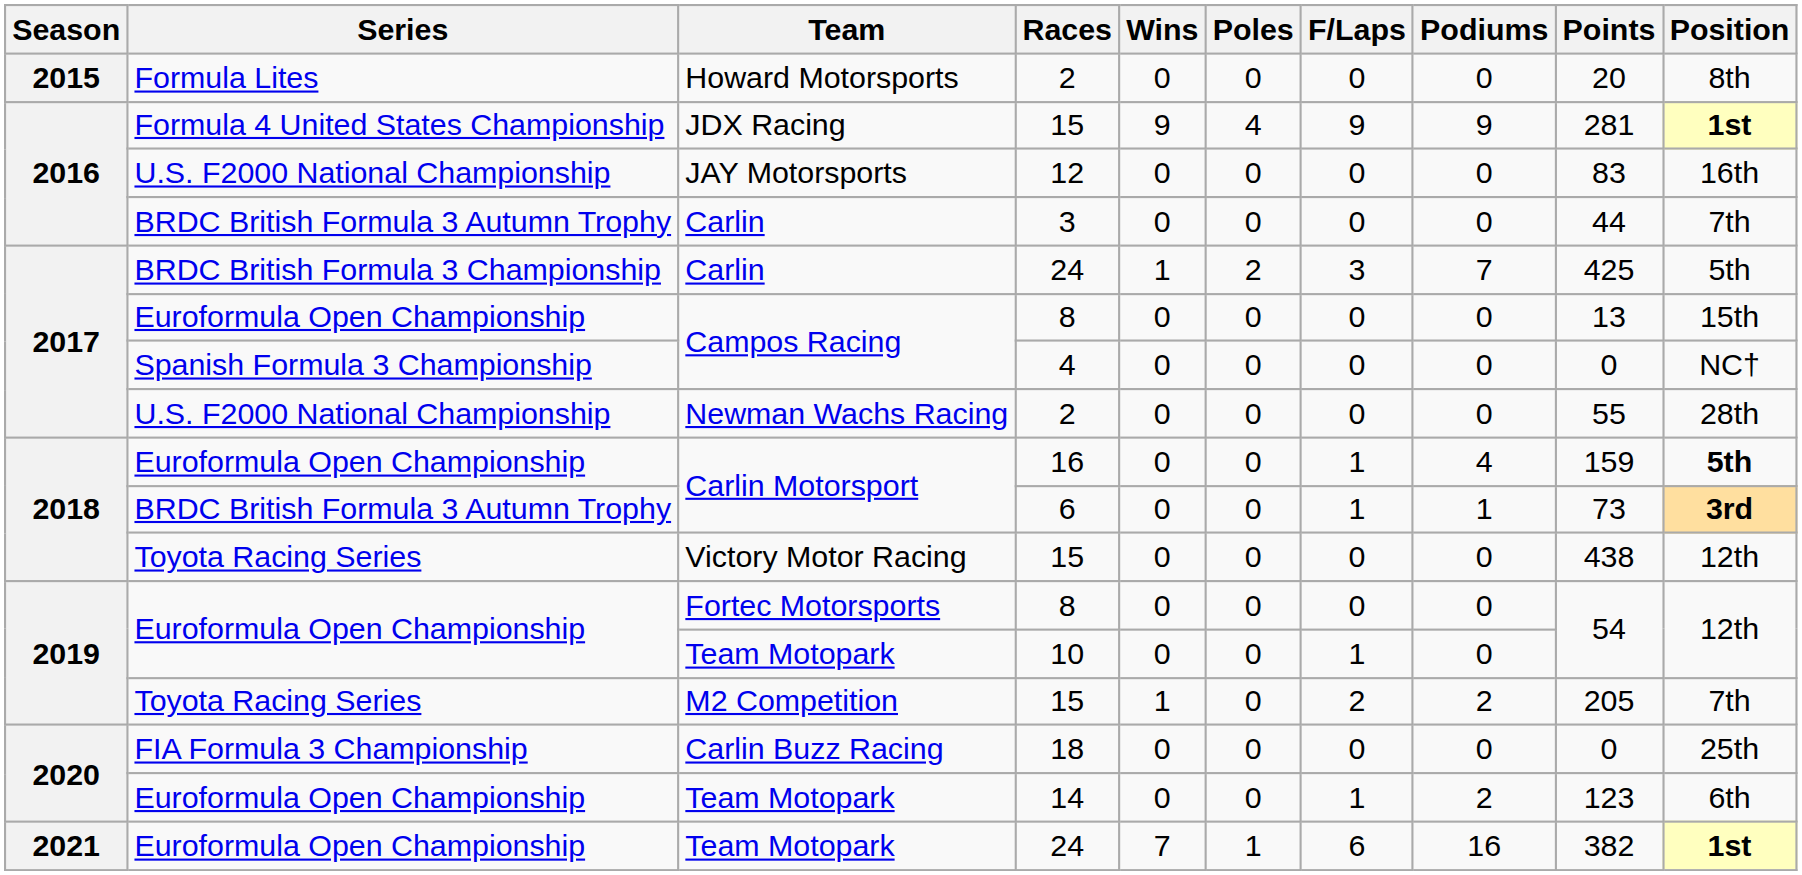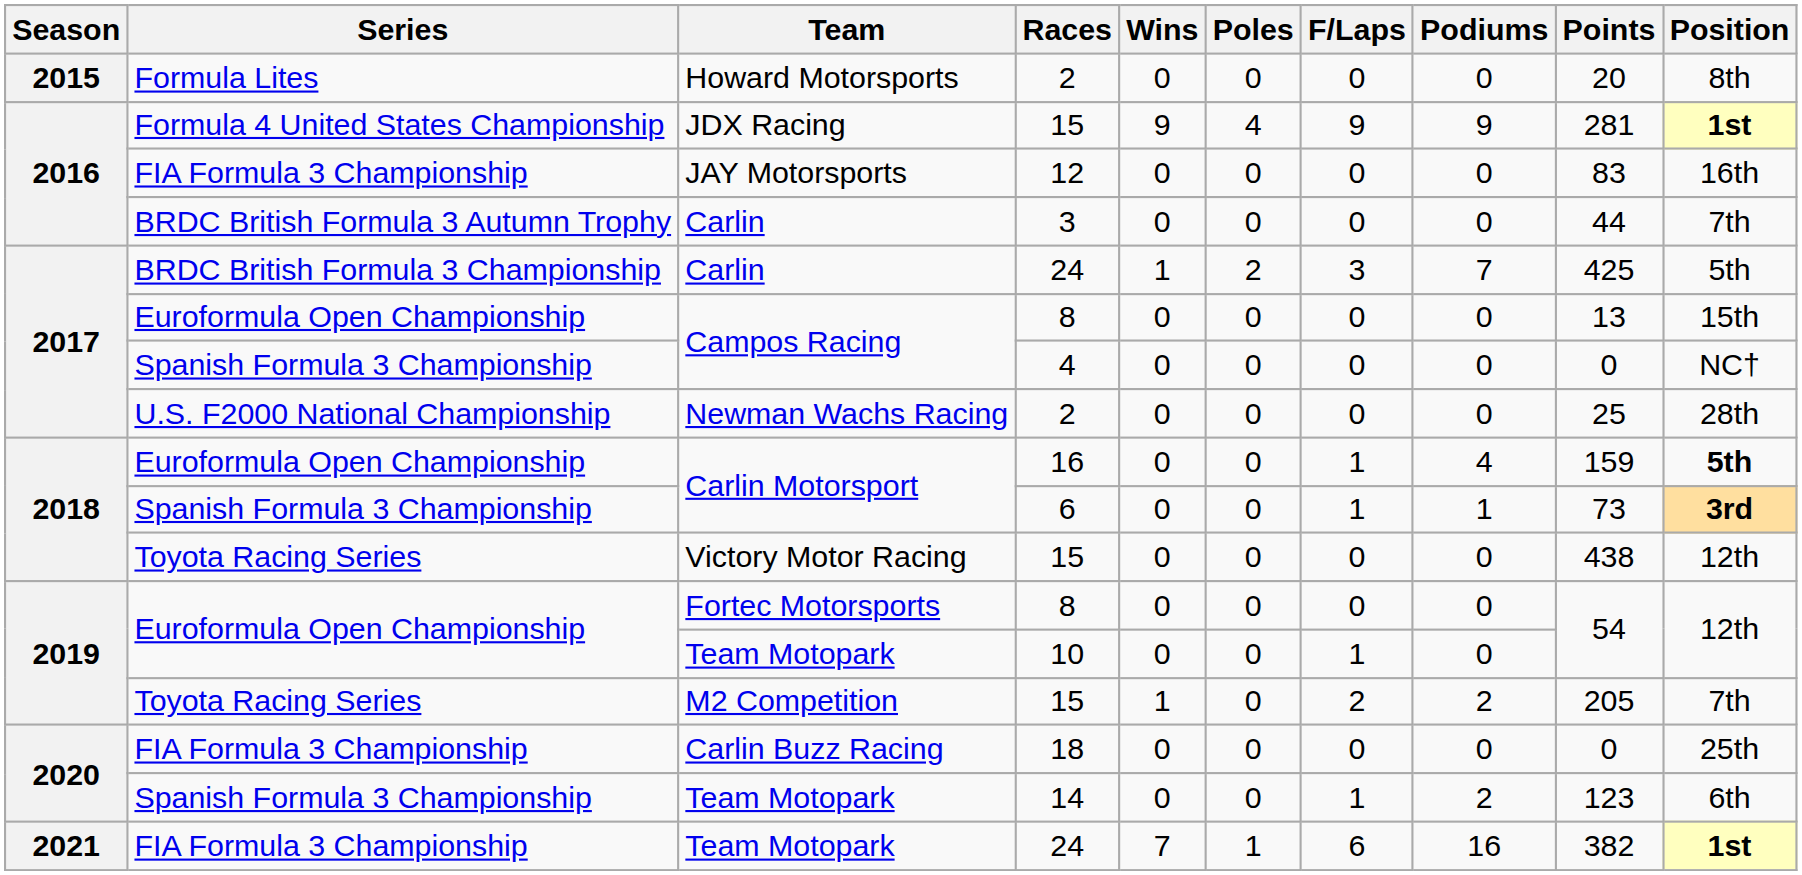(372, 173) U.S. F2000 National Championship -> (331, 173) FIA Formula 3 Championship
(1609, 413) 55 -> (1609, 413) 25
(403, 509) BRDC British Formula 3 Autumn Trophy -> (363, 509) Spanish Formula 3 Championship
(360, 797) Euroformula Open Championship -> (363, 797) Spanish Formula 3 Championship
(360, 845) Euroformula Open Championship -> (331, 845) FIA Formula 3 Championship
